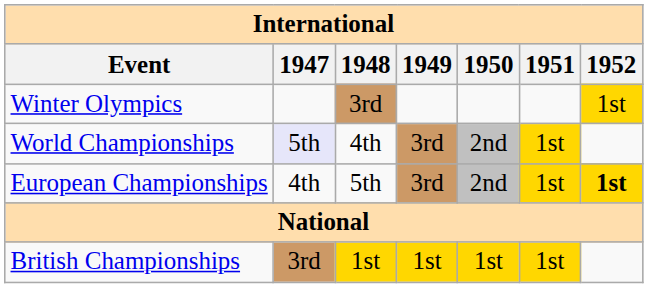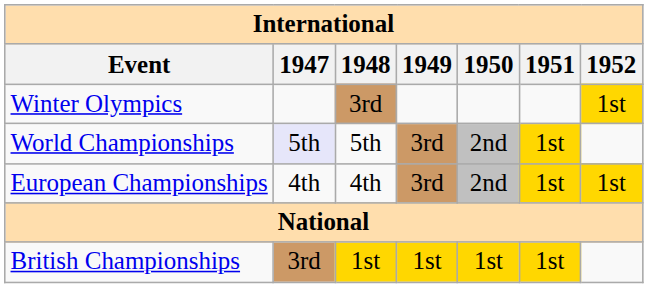(366, 143) 4th -> (366, 143) 5th
(366, 182) 5th -> (366, 182) 4th
(611, 182) bold -> (611, 182) normal
